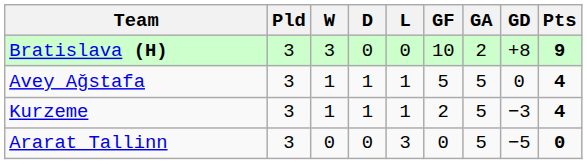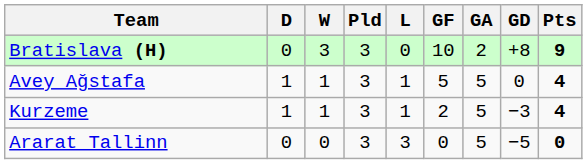columns swapped: (289, 20) <-> (367, 20)
